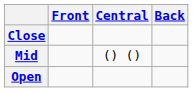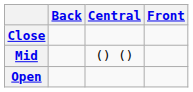columns swapped: (70, 15) <-> (170, 15)
